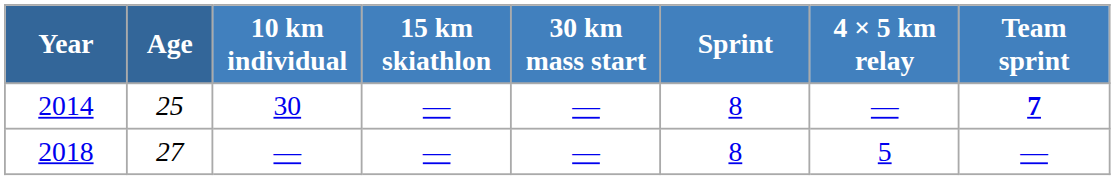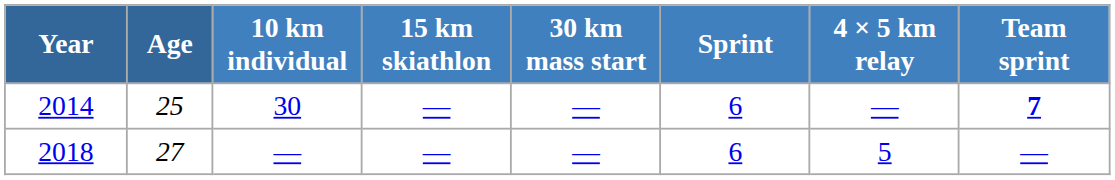(735, 105) 8 -> (735, 105) 6
(735, 151) 8 -> (735, 151) 6
